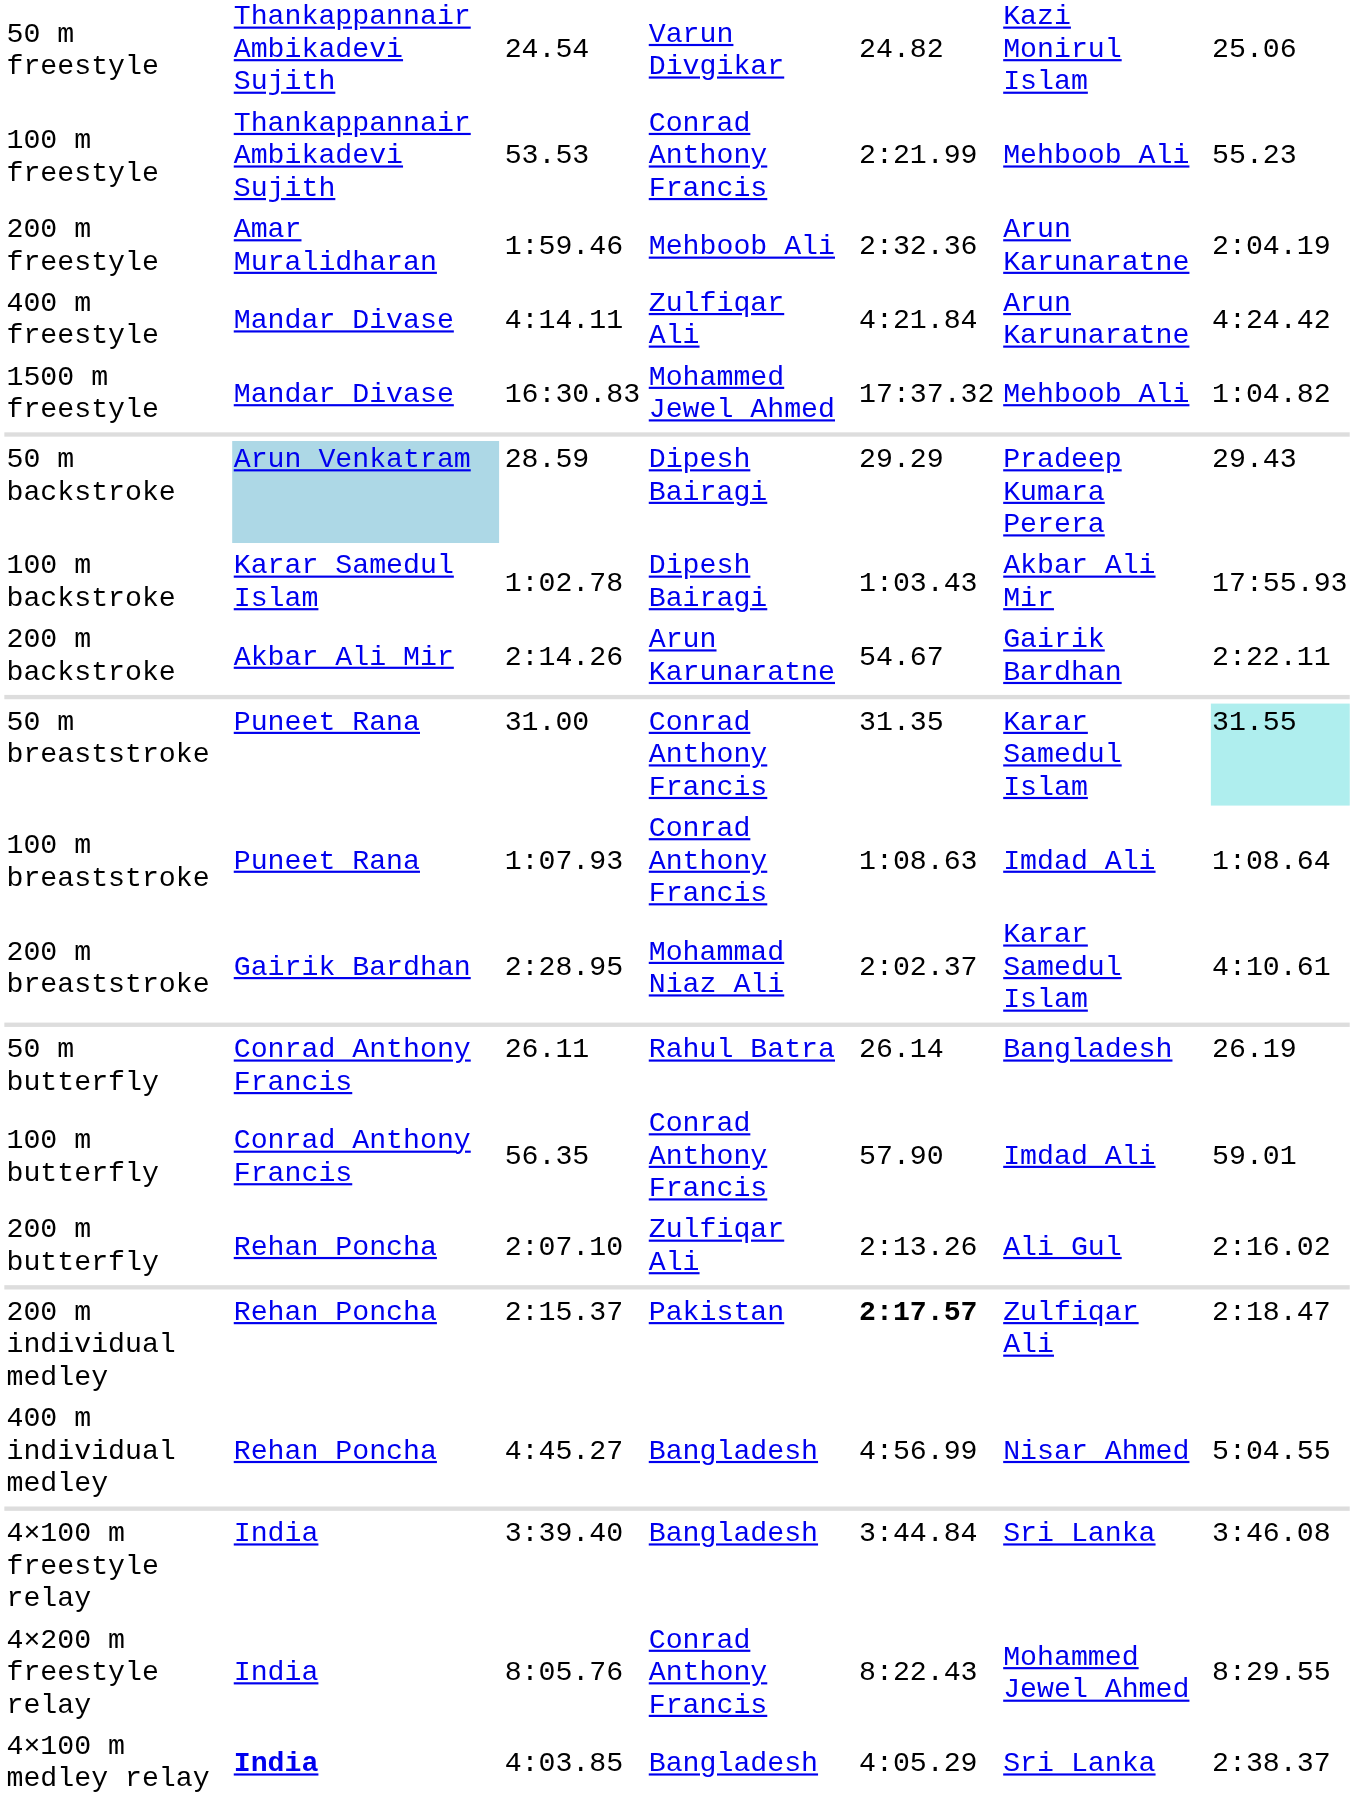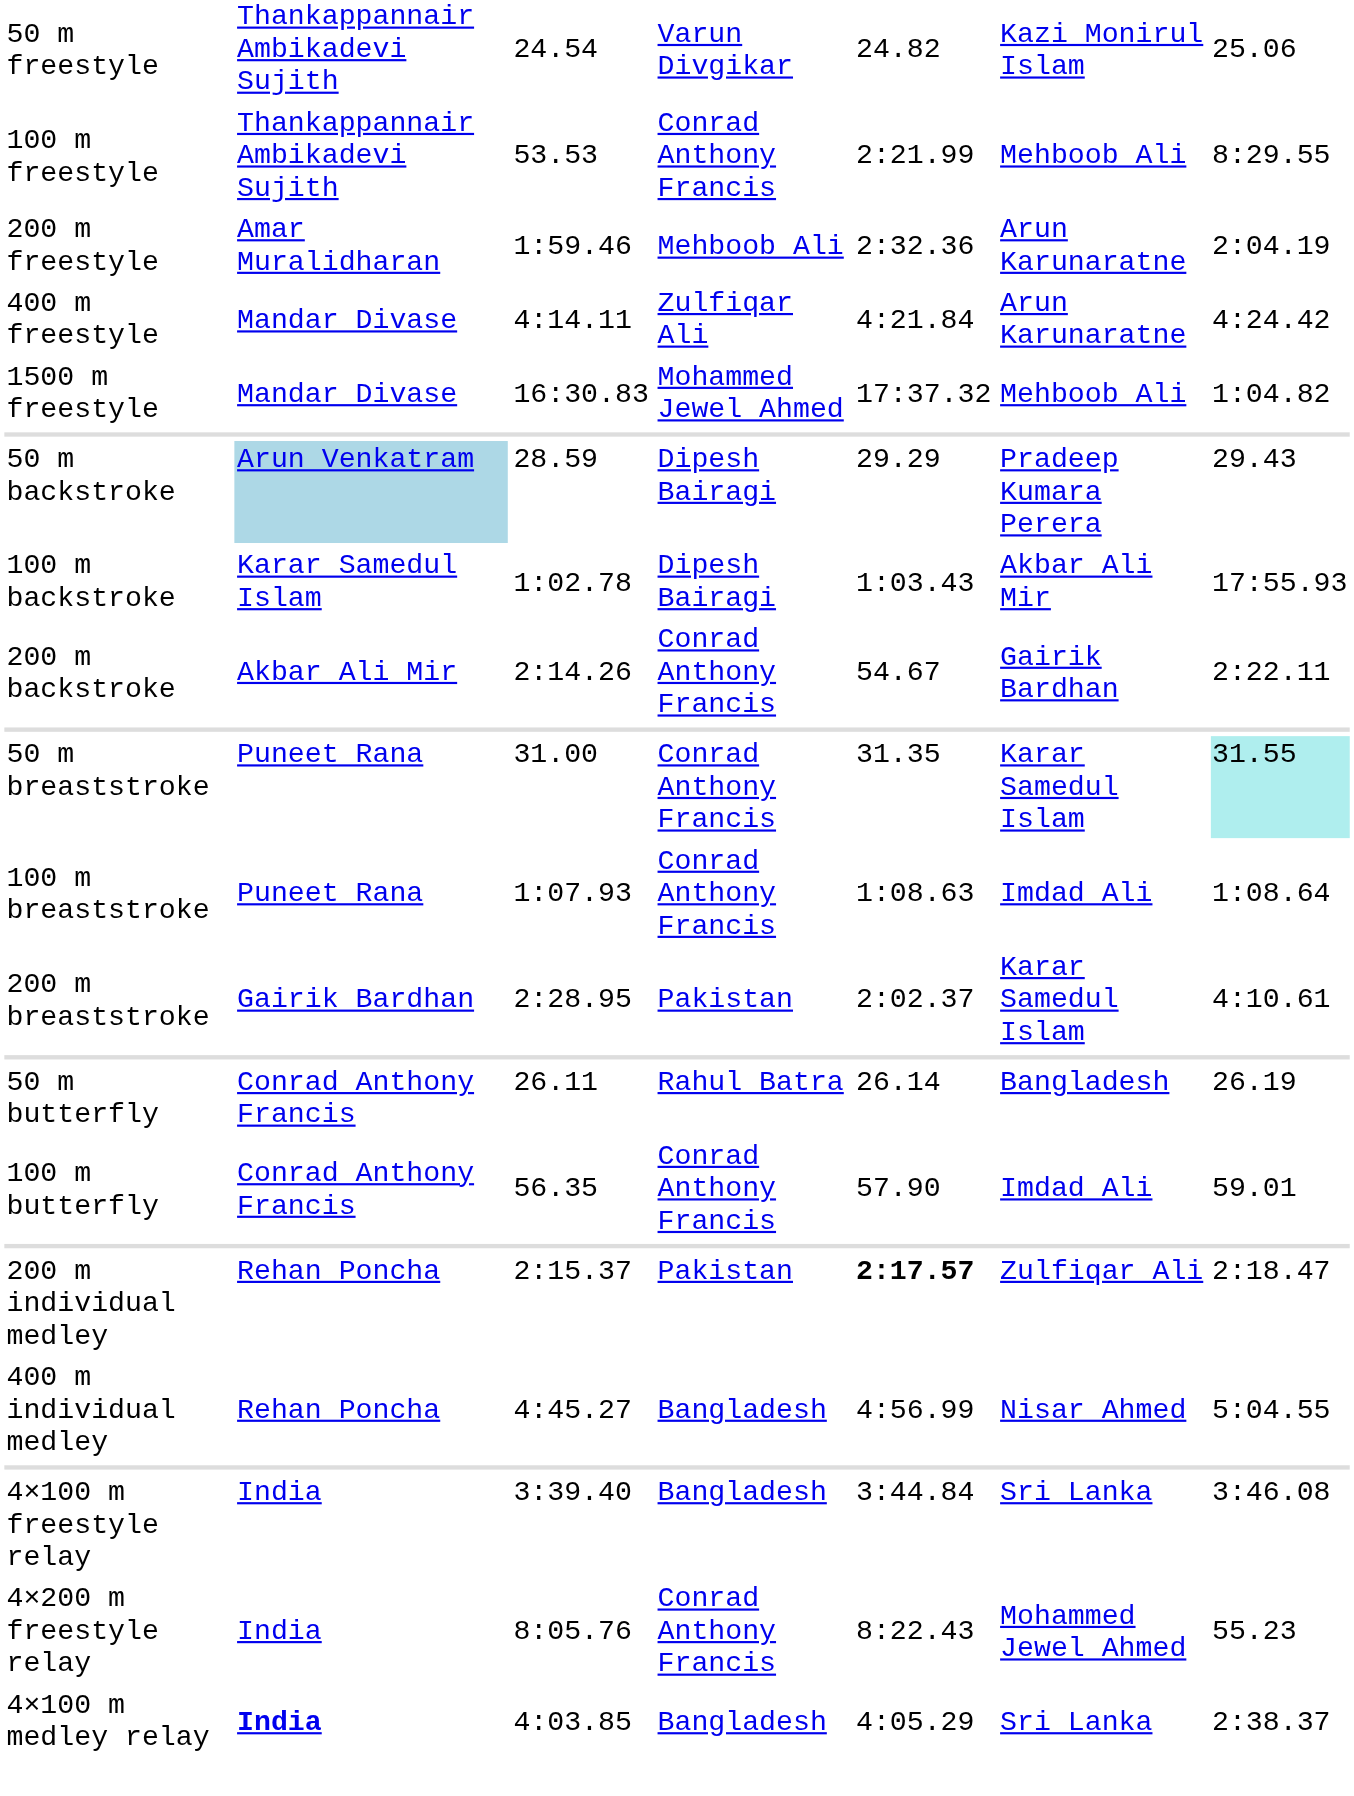(1254, 156) 55.23 -> (1271, 156) 8:29.55
(742, 656) Arun Karunaratne -> (717, 672) Conrad Anthony Francis
(716, 967) Mohammad Niaz Ali -> (725, 1000) Pakistan
- row: (83, 1246)
(1271, 1672) 8:29.55 -> (1254, 1631) 55.23
